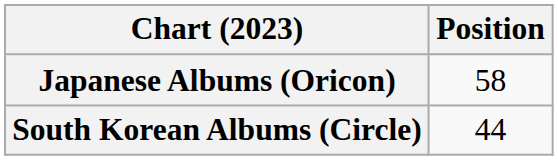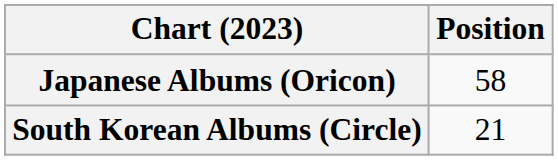(491, 129) 44 -> (491, 129) 21
